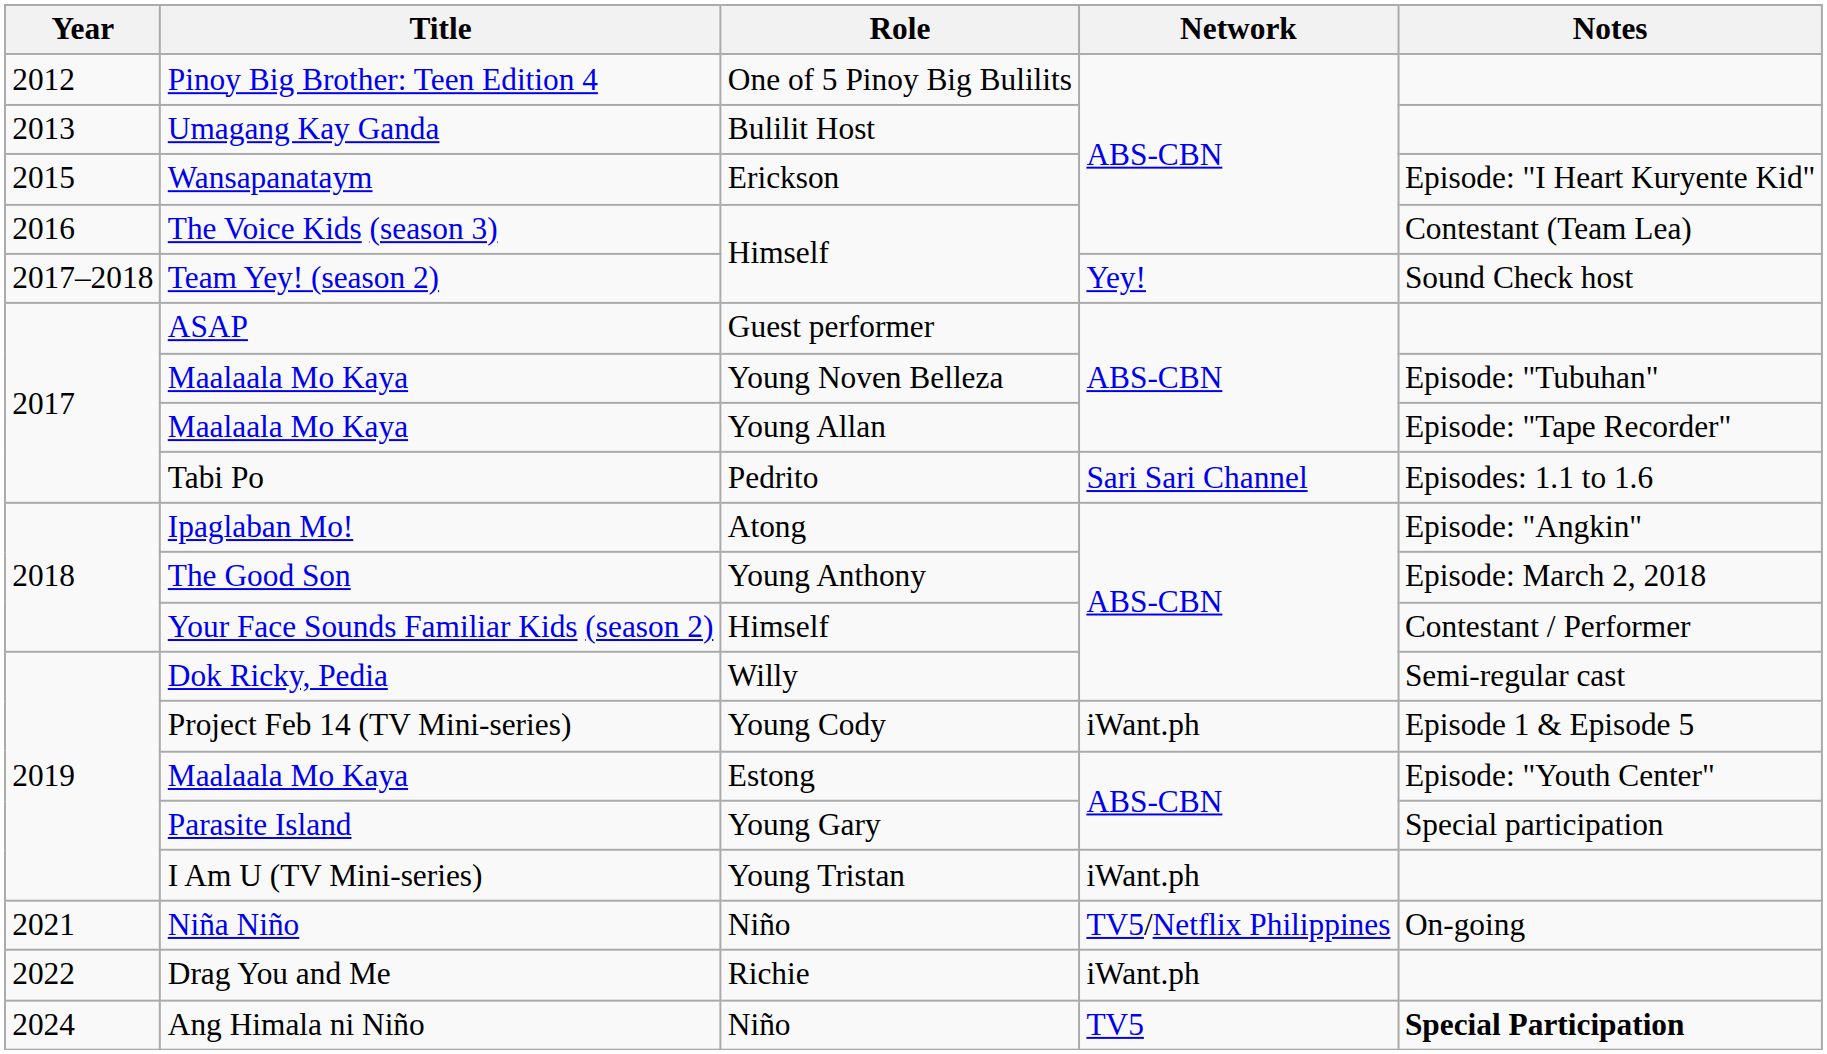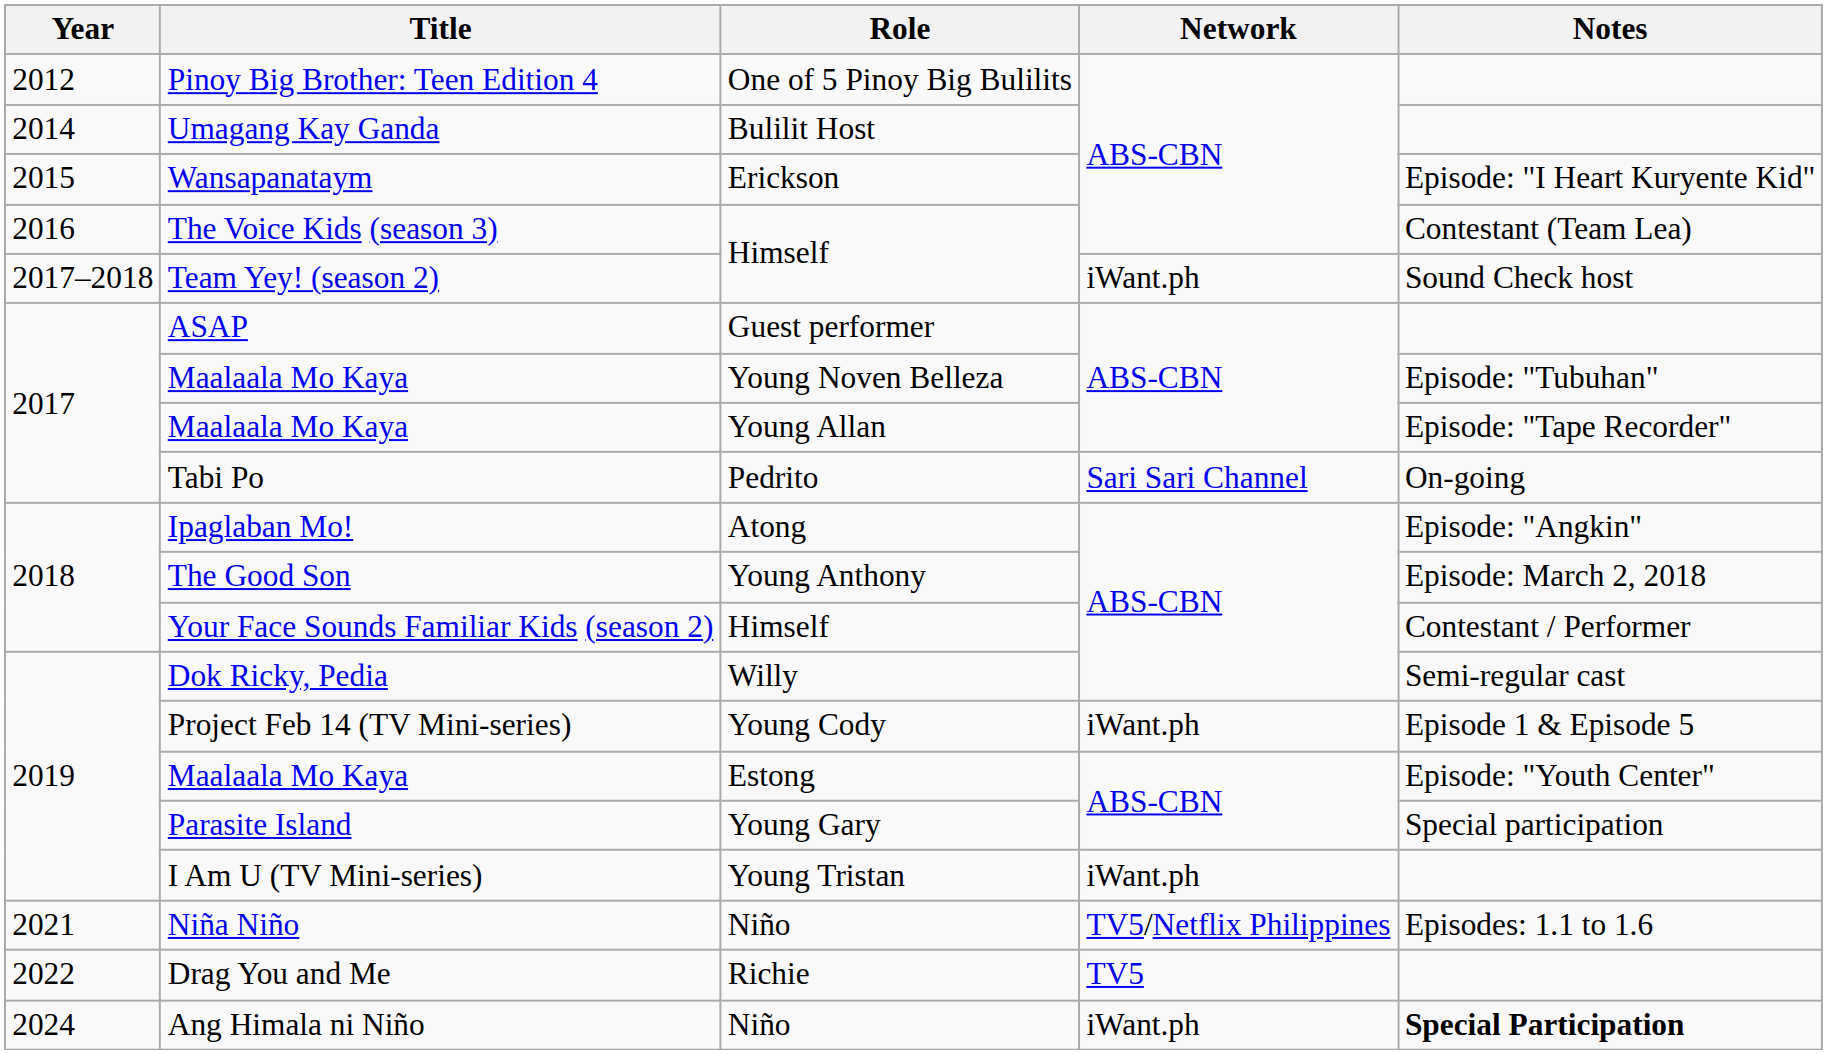(44, 128) 2013 -> (44, 128) 2014
(1116, 278) Yey! -> (1143, 278) iWant.ph
(1529, 476) Episodes: 1.1 to 1.6 -> (1465, 476) On-going
(1465, 924) On-going -> (1529, 924) Episodes: 1.1 to 1.6
(1143, 974) iWant.ph -> (1115, 974) TV5
(1115, 1024) TV5 -> (1143, 1024) iWant.ph
